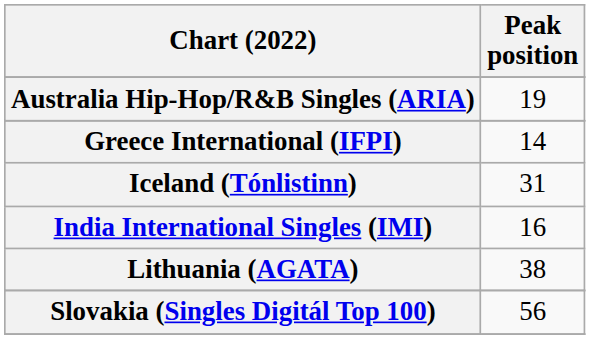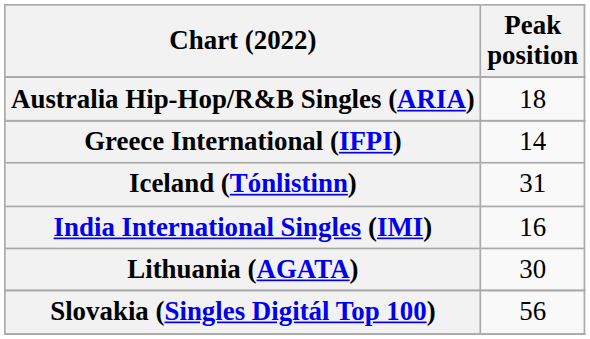(533, 98) 19 -> (533, 98) 18
(533, 269) 38 -> (533, 269) 30
